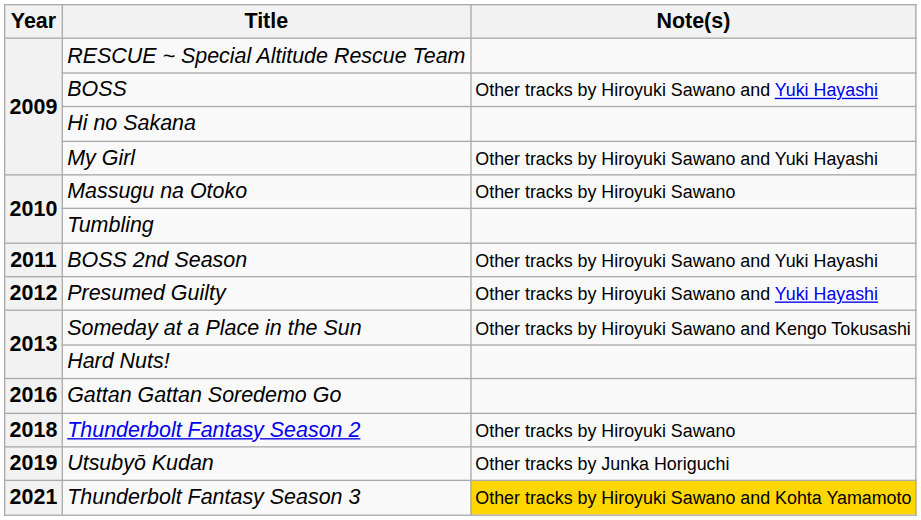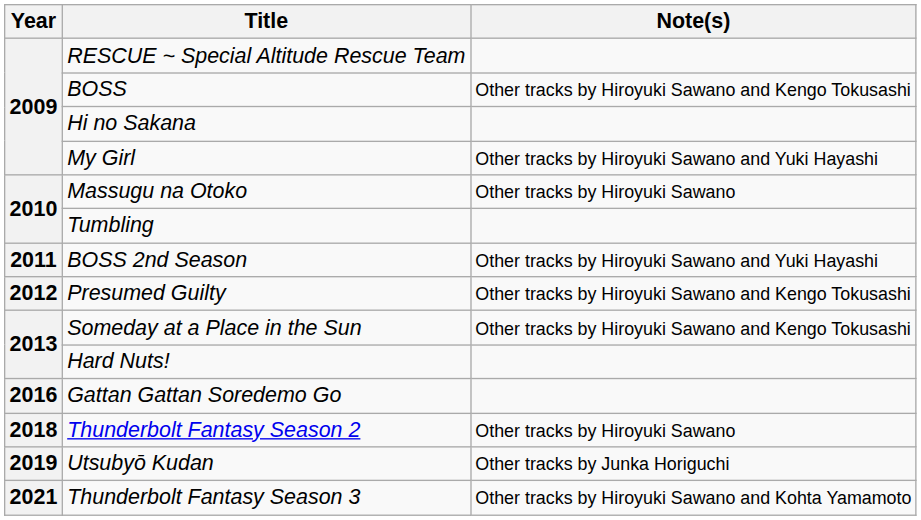(677, 90) Other tracks by Hiroyuki Sawano and Yuki Hayashi -> (693, 90) Other tracks by Hiroyuki Sawano and Kengo Tokusashi
(677, 294) Other tracks by Hiroyuki Sawano and Yuki Hayashi -> (693, 294) Other tracks by Hiroyuki Sawano and Kengo Tokusashi
(693, 498) gold background -> (693, 498) no background
